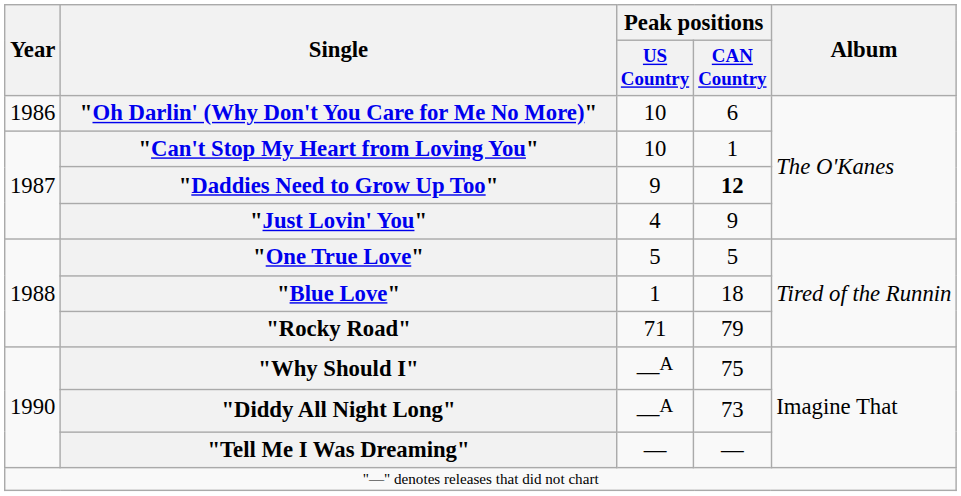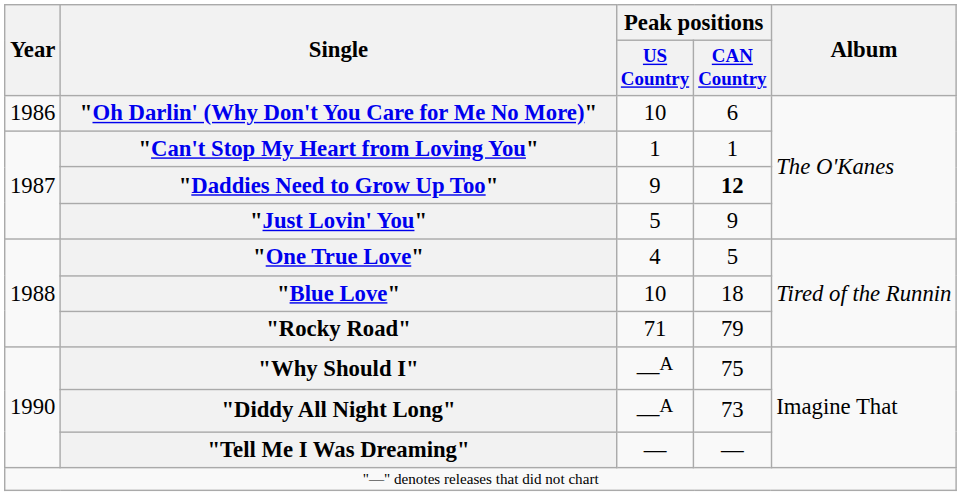(655, 148) 10 -> (655, 148) 1
(655, 221) 4 -> (655, 221) 5
(655, 257) 5 -> (655, 257) 4
(655, 293) 1 -> (655, 293) 10
